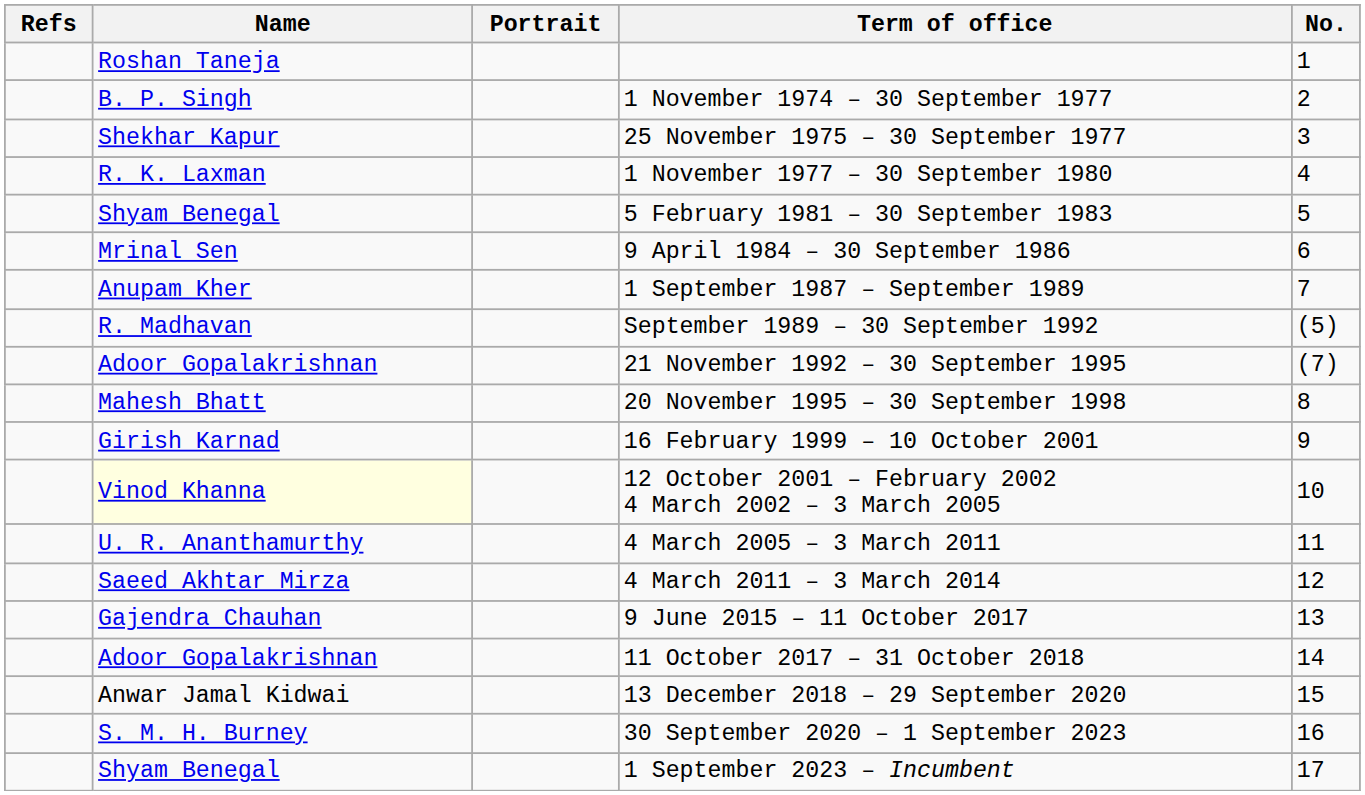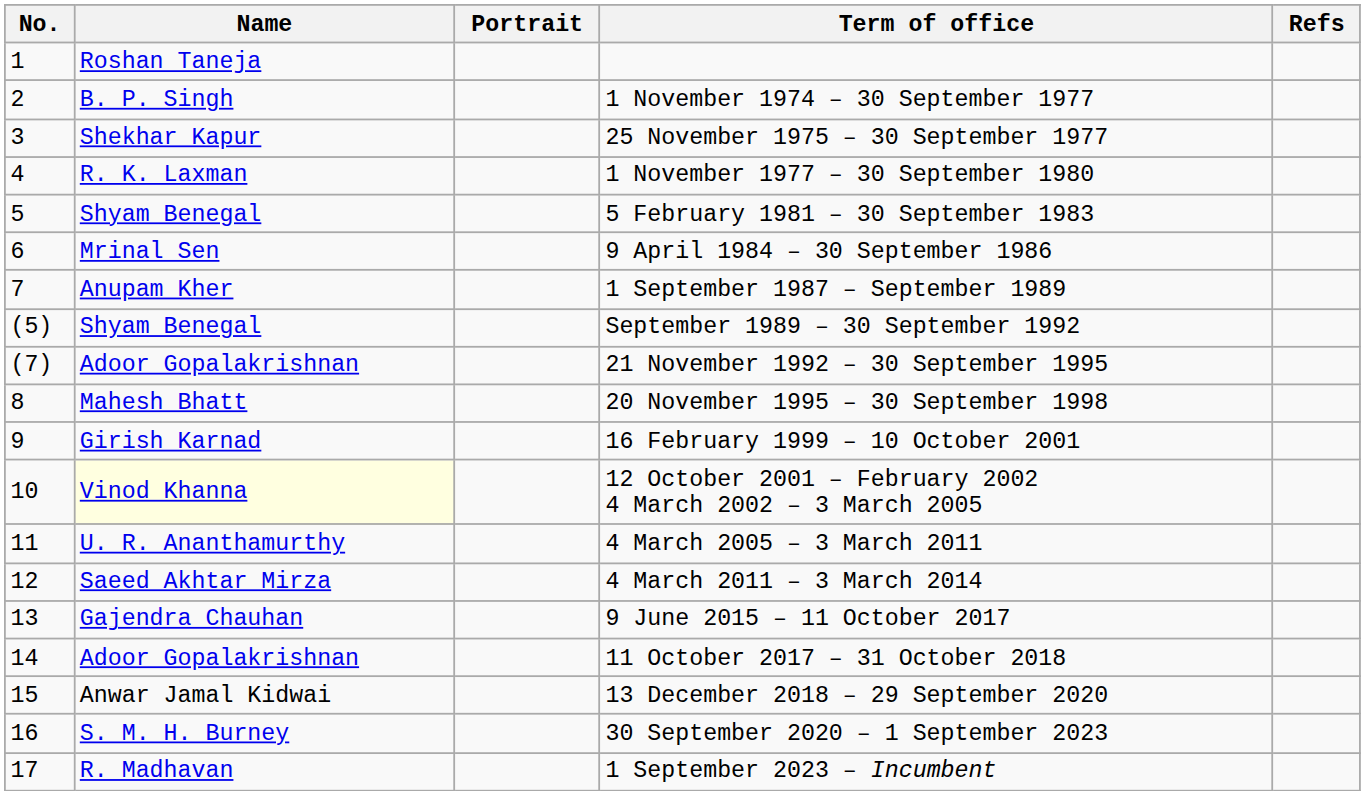columns swapped: (1326, 24) <-> (49, 24)
(175, 327) R. Madhavan -> (171, 327) Shyam Benegal
(189, 771) Shyam Benegal -> (157, 771) R. Madhavan
